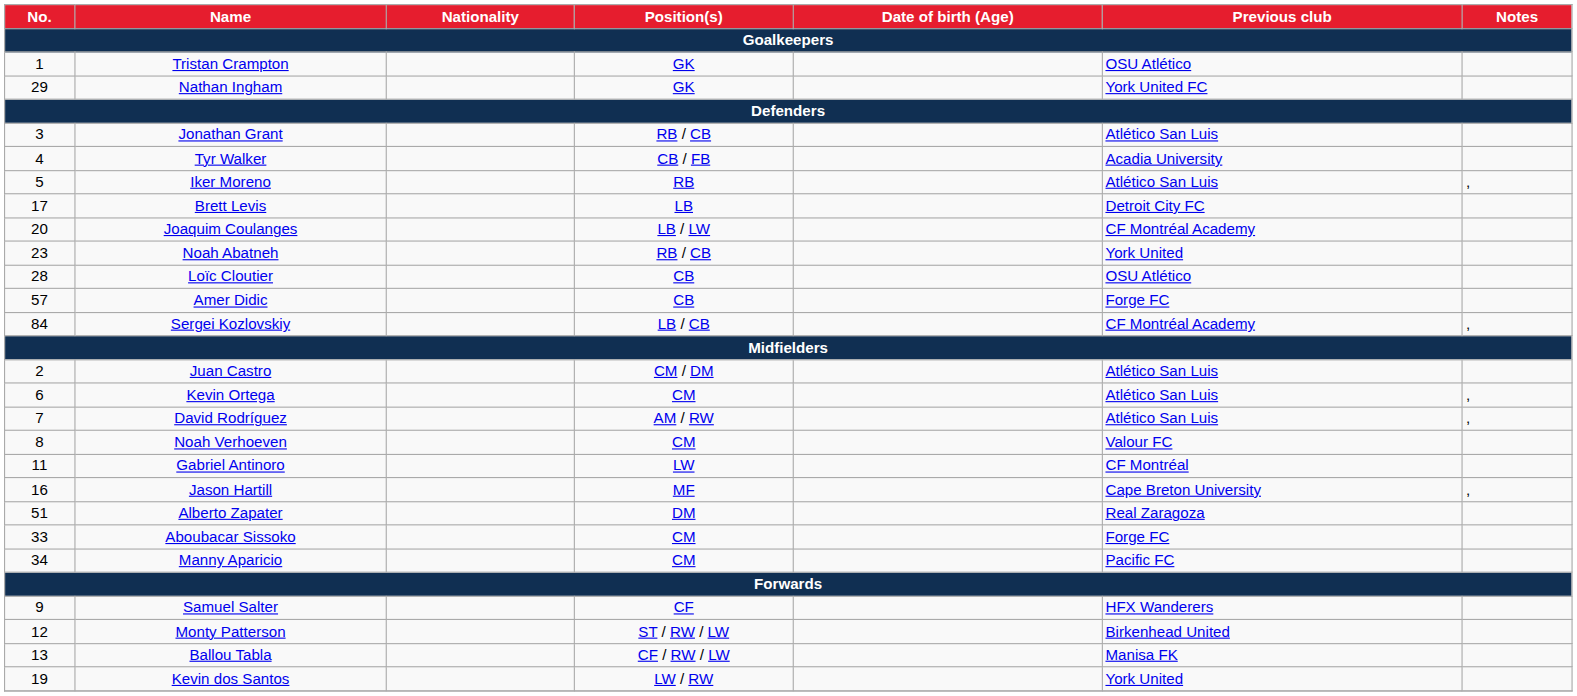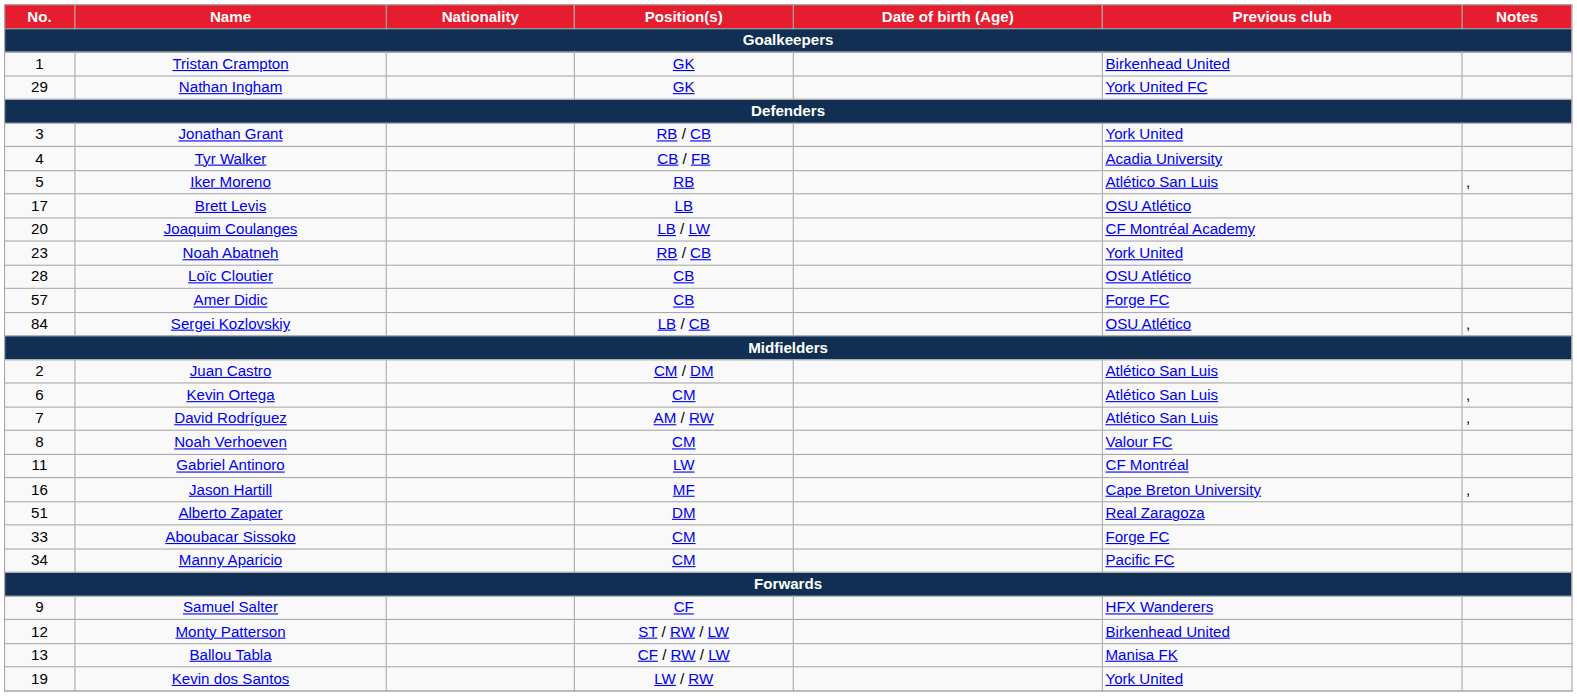(1148, 63) OSU Atlético -> (1168, 63) Birkenhead United
(1162, 134) Atlético San Luis -> (1144, 134) York United
(1155, 205) Detroit City FC -> (1148, 205) OSU Atlético
(1180, 324) CF Montréal Academy -> (1148, 324) OSU Atlético
